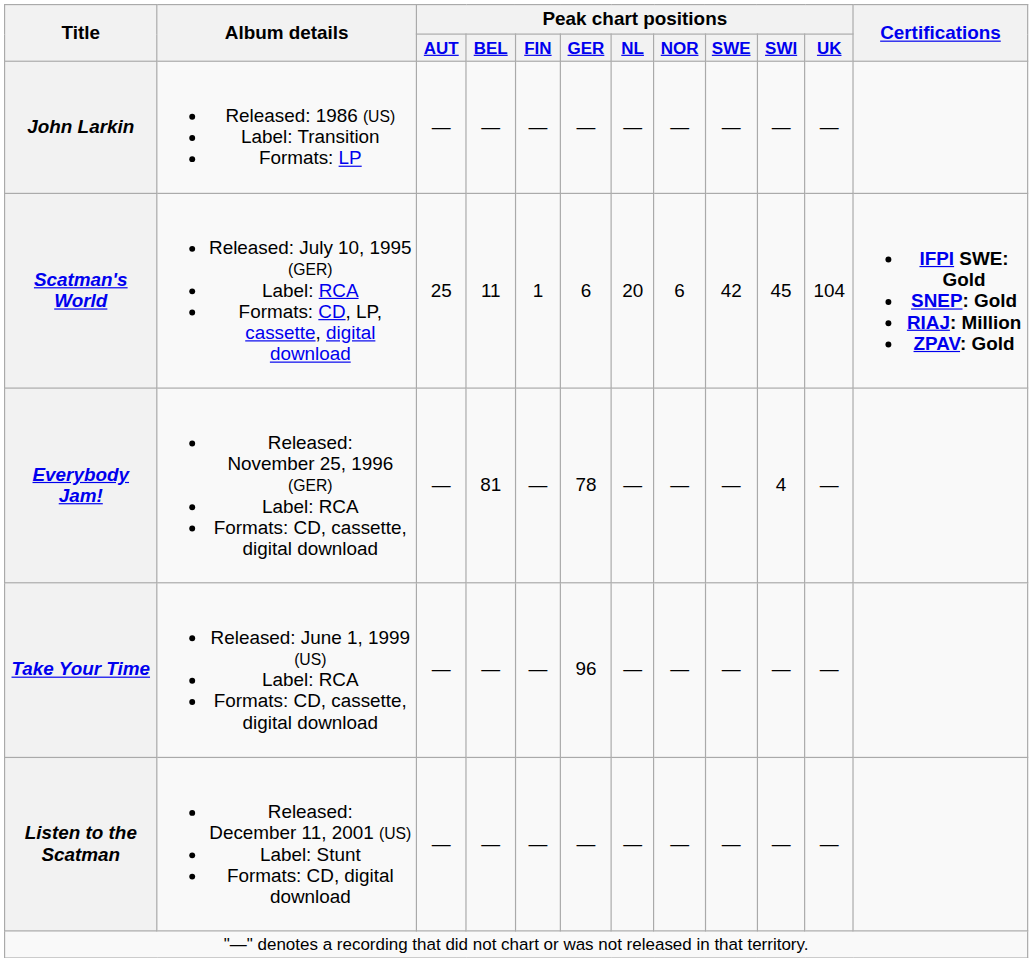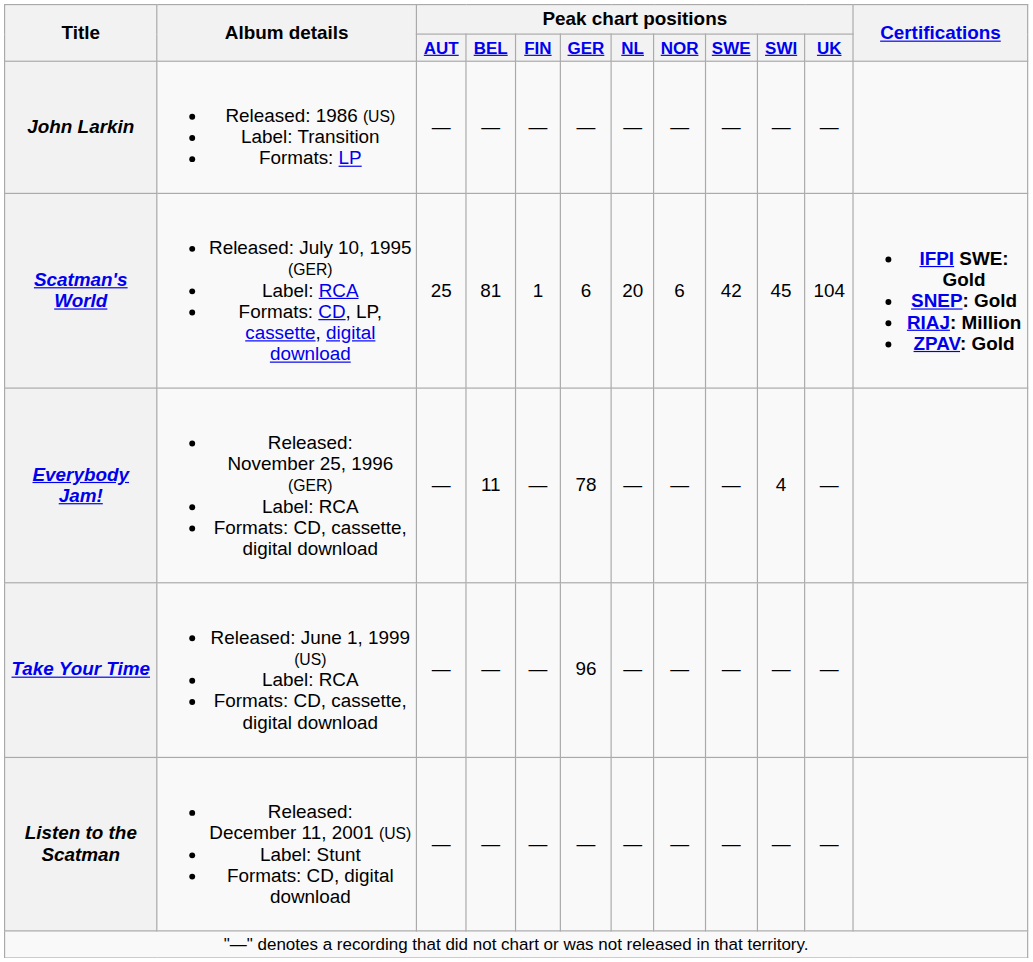(491, 290) 11 -> (491, 290) 81
(491, 485) 81 -> (491, 485) 11
